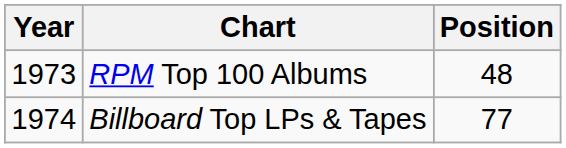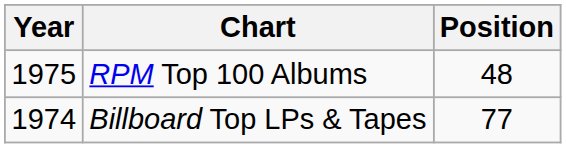(44, 73) 1973 -> (44, 73) 1975
